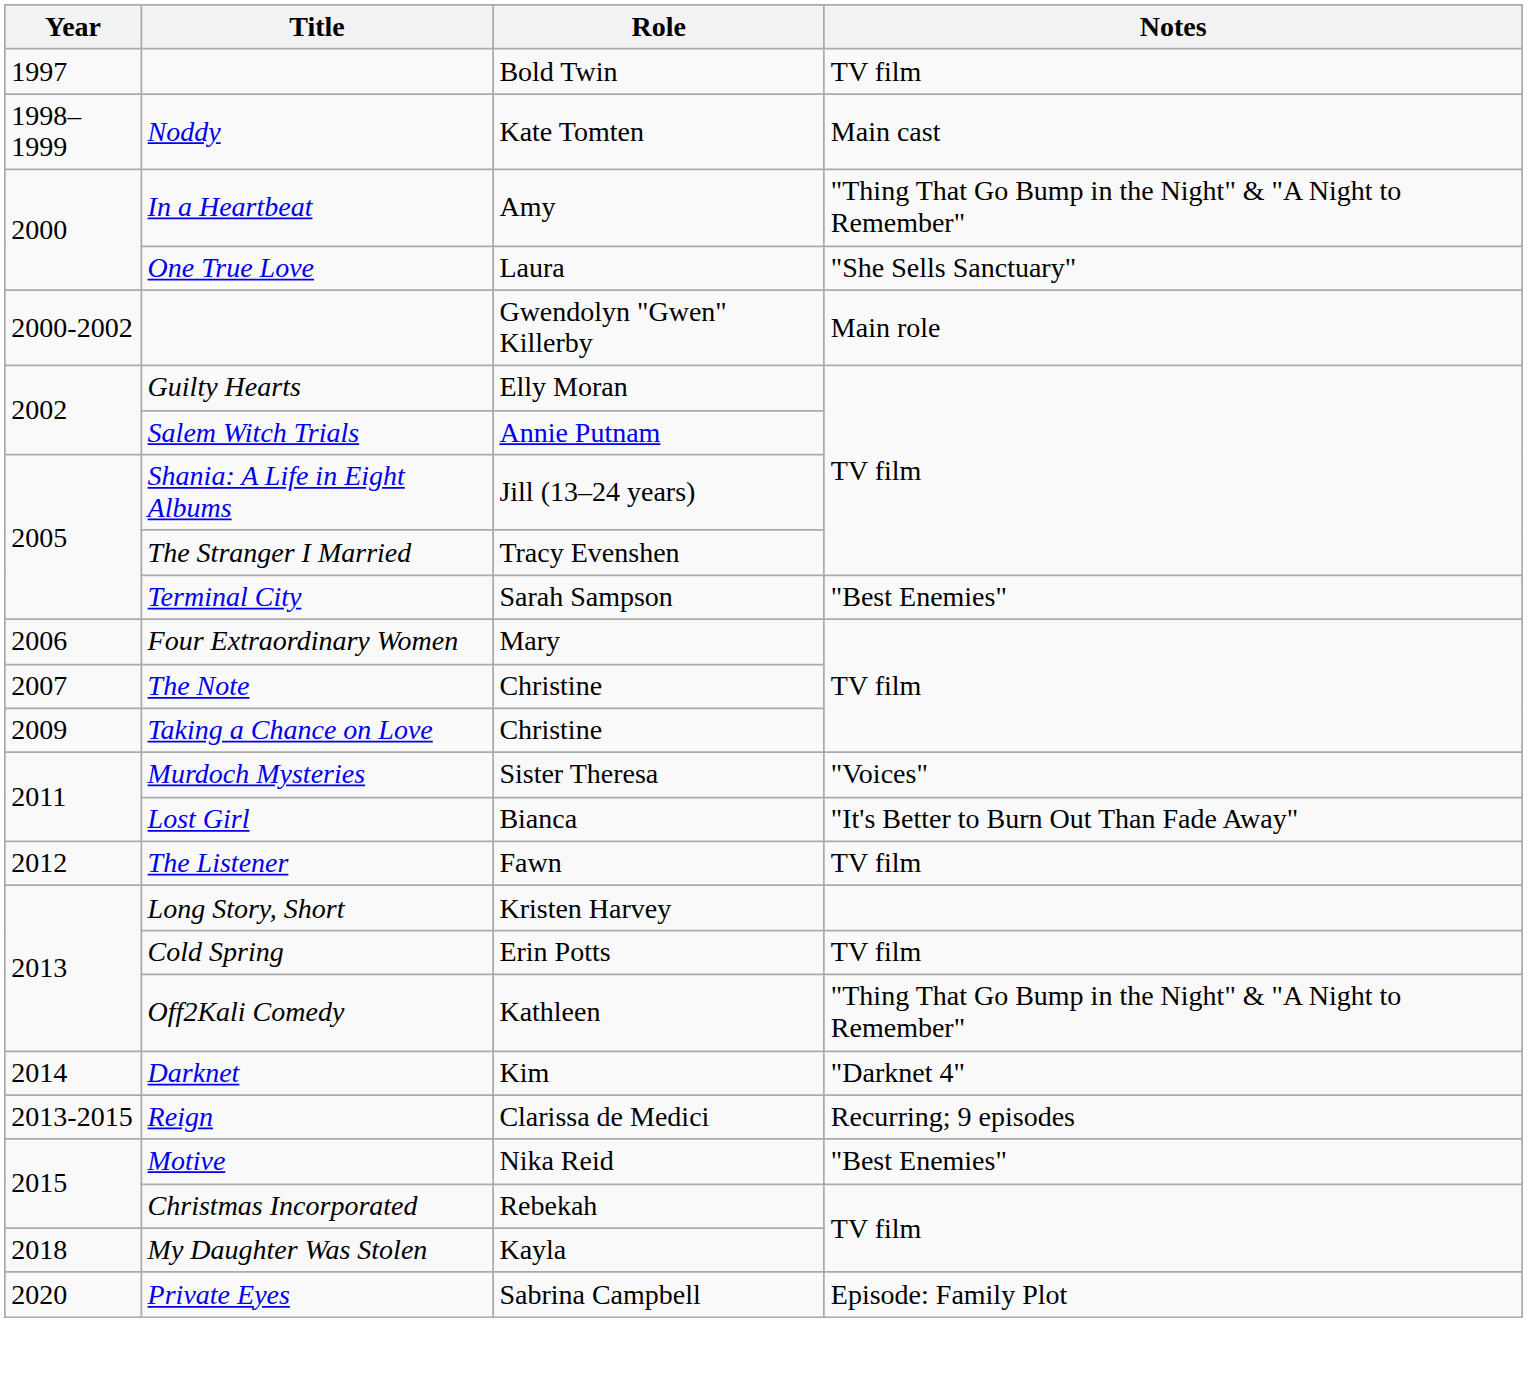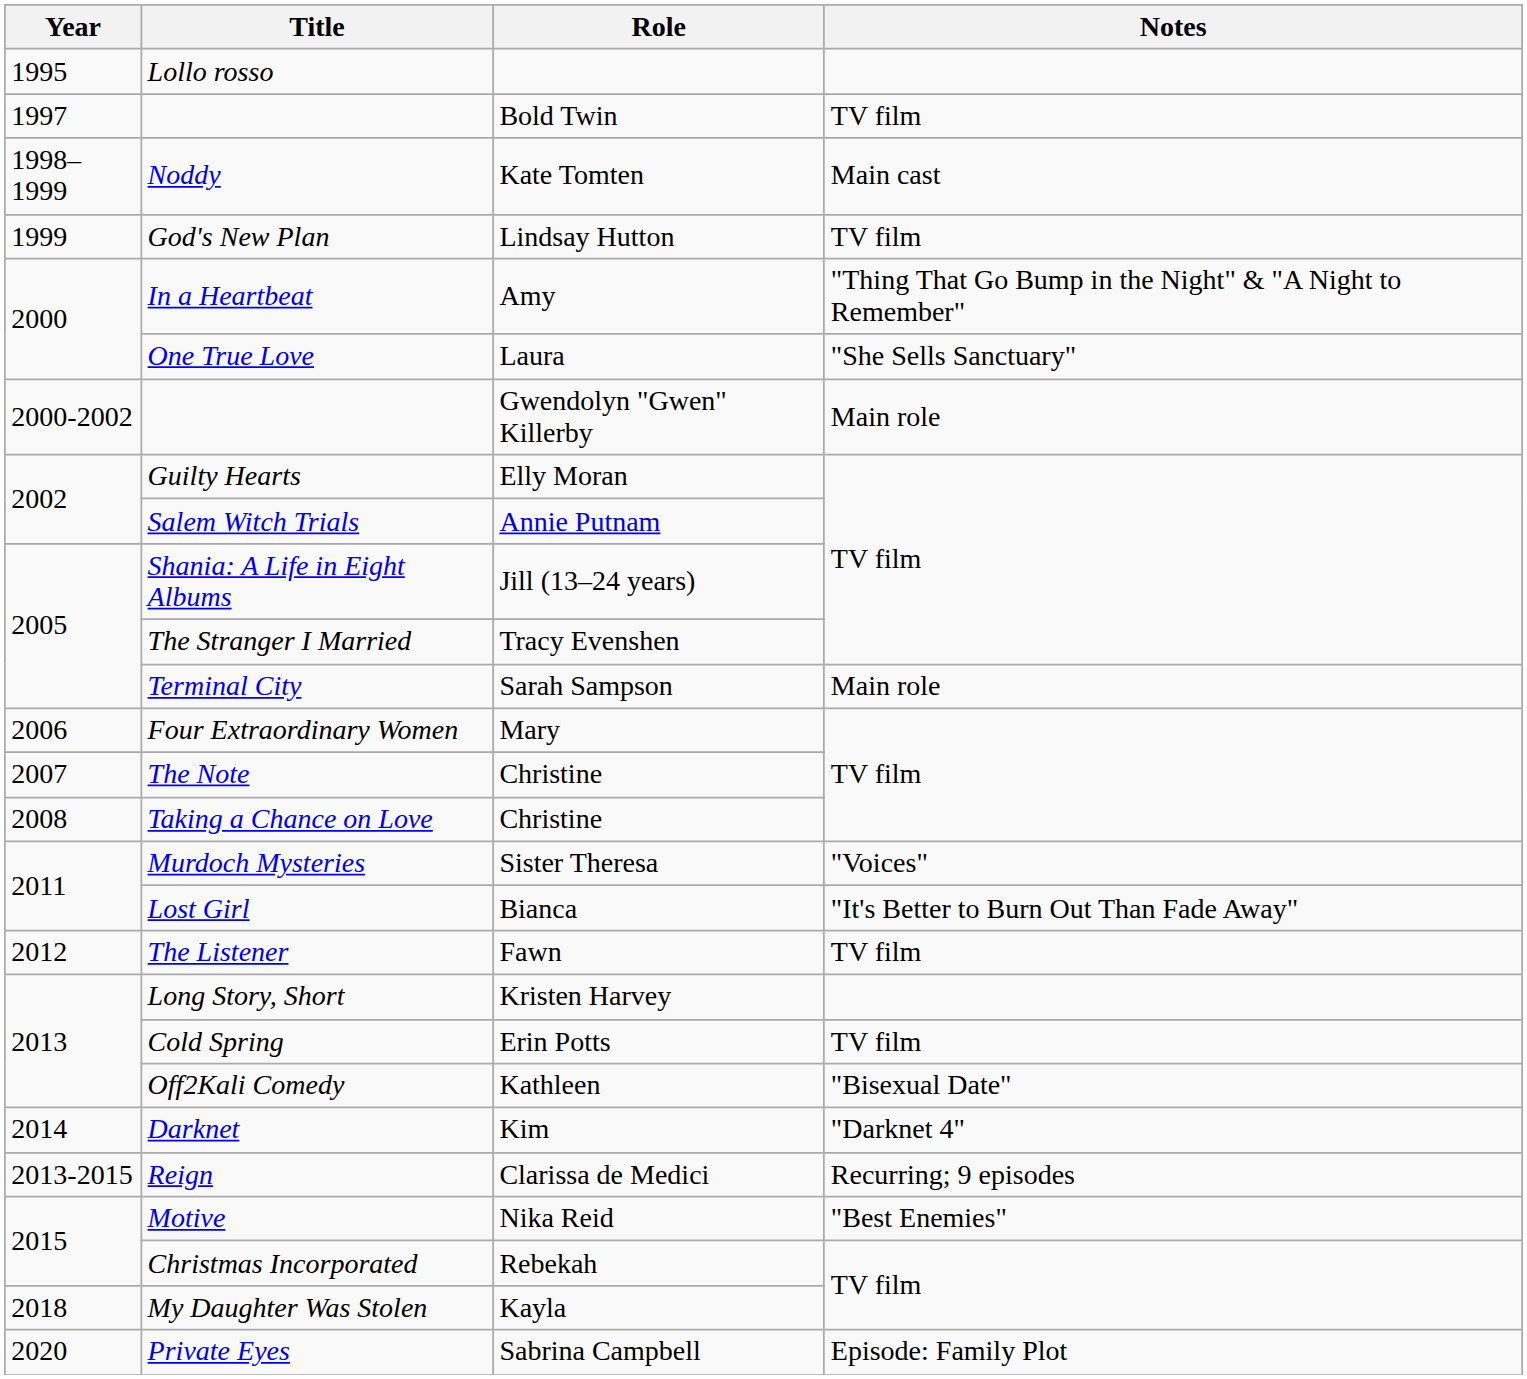+ row: (210, 71)
+ row: (238, 235)
(919, 596) "Best Enemies" -> (886, 685) Main role
(39, 729) 2009 -> (39, 818) 2008
(1116, 1012) "Thing That Go Bump in the Night" & "A Night to Remember" -> (921, 1085) "Bisexual Date"
